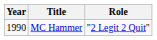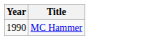- column: (118, 12)
